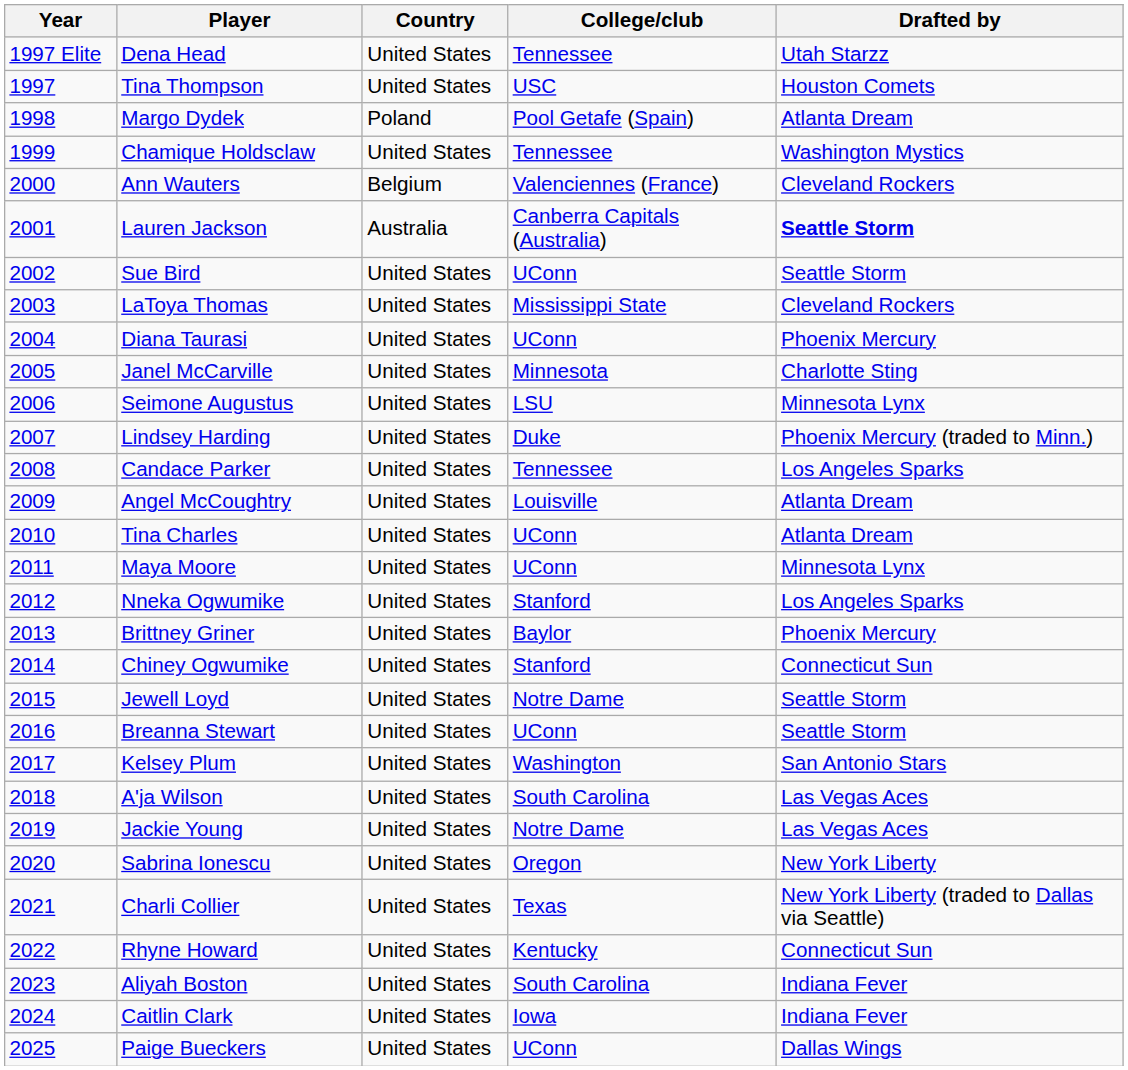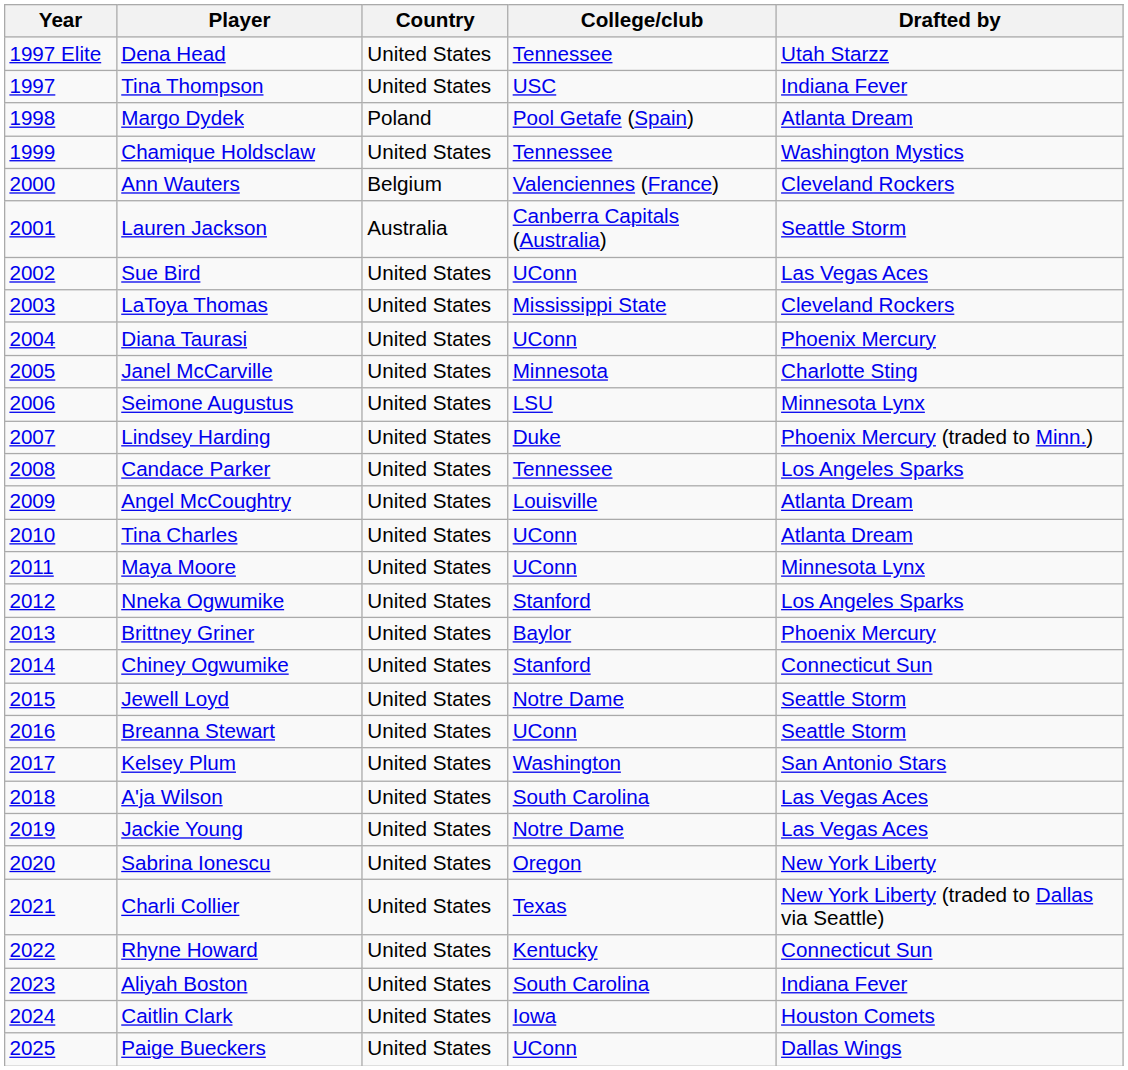(858, 86) Houston Comets -> (844, 86) Indiana Fever
(848, 228) bold -> (844, 228) normal
(844, 273) Seattle Storm -> (855, 273) Las Vegas Aces
(844, 1016) Indiana Fever -> (858, 1016) Houston Comets
